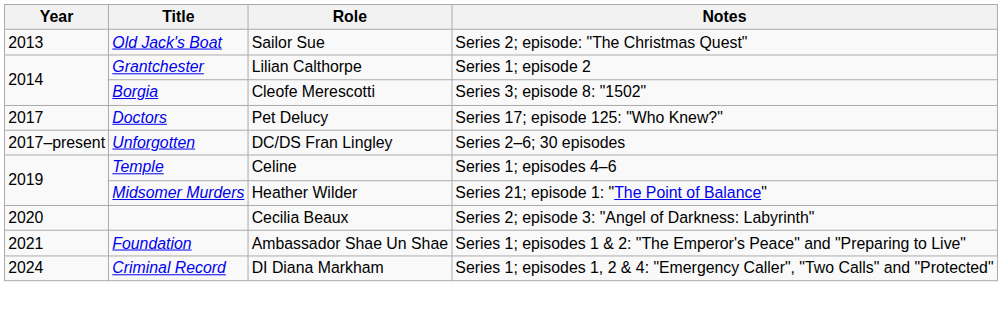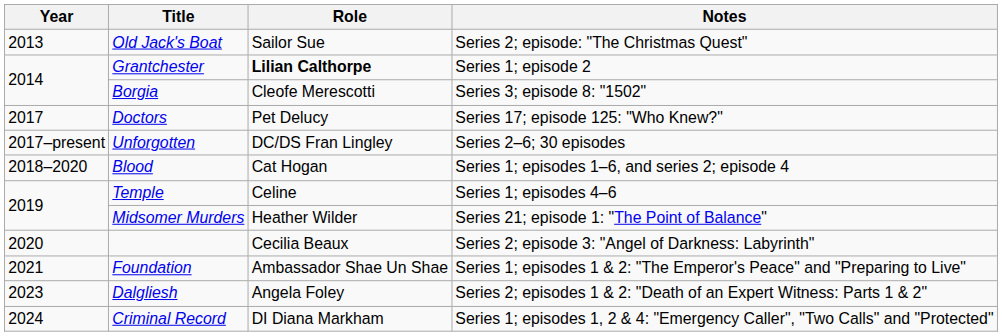(307, 67) normal -> (312, 67) bold
+ row: (133, 167)
+ row: (145, 293)
